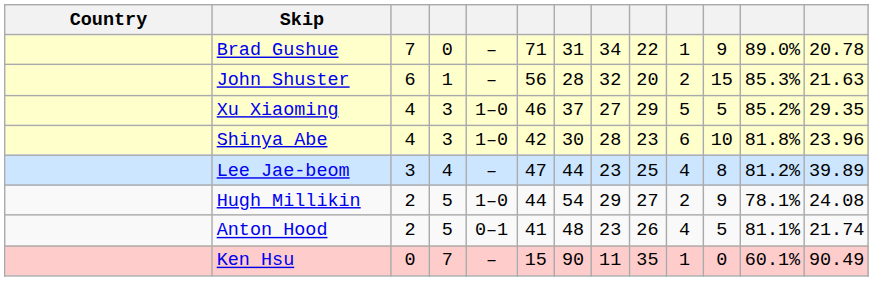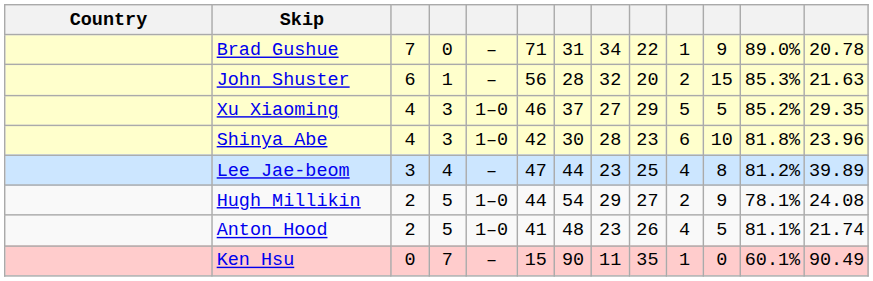(492, 230) 0–1 -> (492, 230) 1–0
